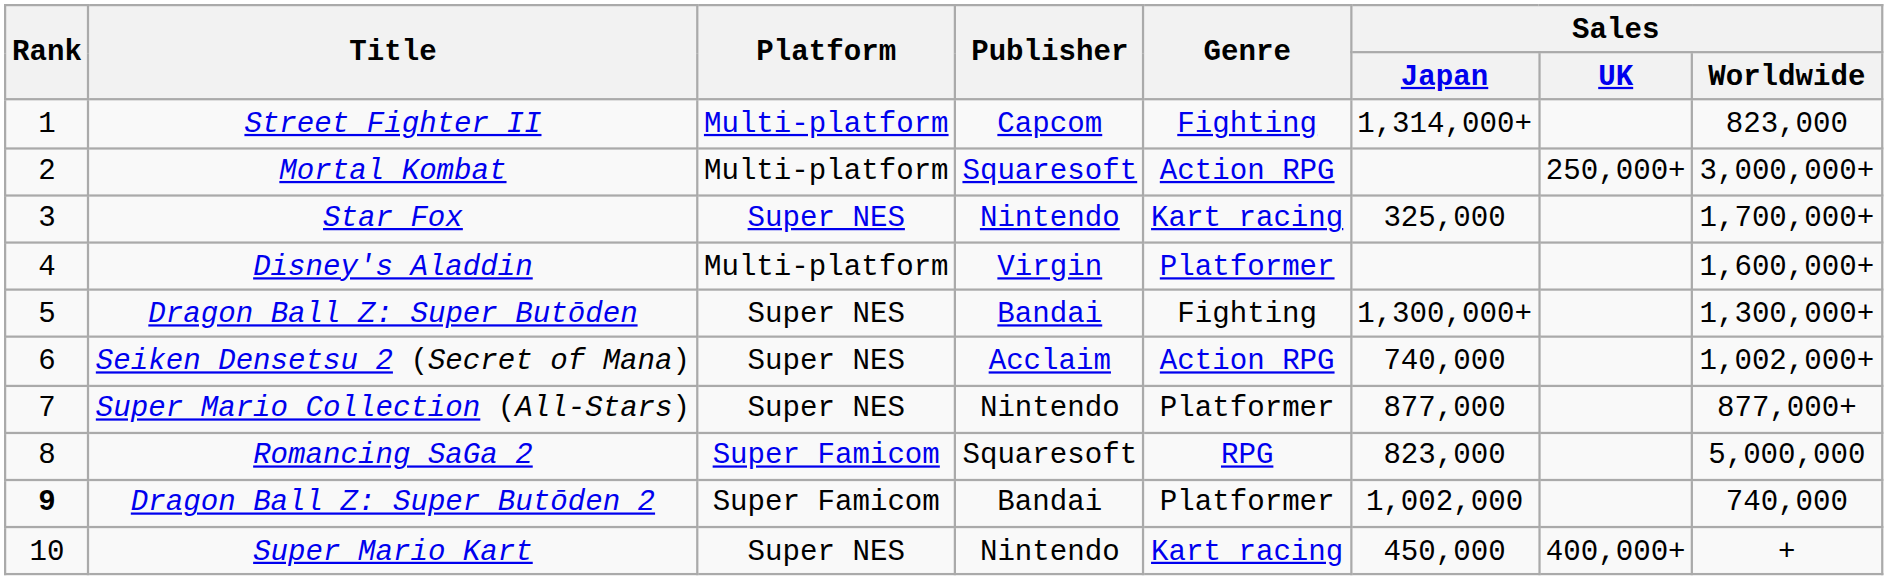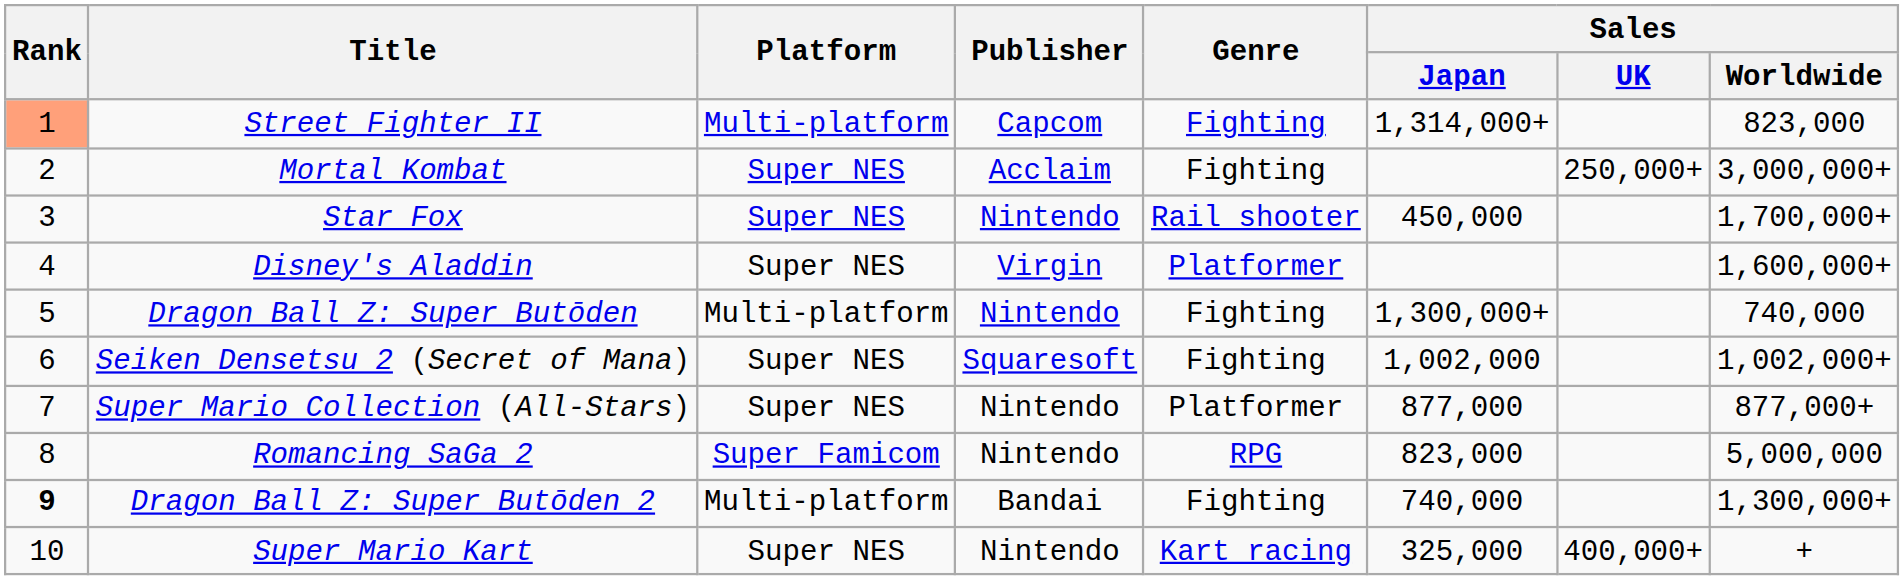(47, 124) no background -> (47, 124) lightsalmon background
(826, 171) Multi-platform -> (826, 171) Super NES
(1050, 171) Squaresoft -> (1050, 171) Acclaim
(1247, 171) Action RPG -> (1256, 171) Fighting
(1247, 219) Kart racing -> (1256, 219) Rail shooter
(1445, 219) 325,000 -> (1462, 219) 450,000
(826, 266) Multi-platform -> (826, 266) Super NES
(826, 314) Super NES -> (826, 314) Multi-platform
(1050, 314) Bandai -> (1050, 314) Nintendo
(1787, 314) 1,300,000+ -> (1804, 314) 740,000
(1050, 361) Acclaim -> (1050, 361) Squaresoft
(1247, 361) Action RPG -> (1256, 361) Fighting
(1445, 361) 740,000 -> (1462, 361) 1,002,000
(1050, 456) Squaresoft -> (1050, 456) Nintendo
(826, 503) Super Famicom -> (826, 503) Multi-platform
(1247, 503) Platformer -> (1256, 503) Fighting
(1445, 503) 1,002,000 -> (1462, 503) 740,000
(1787, 503) 740,000 -> (1804, 503) 1,300,000+
(1445, 551) 450,000 -> (1462, 551) 325,000
